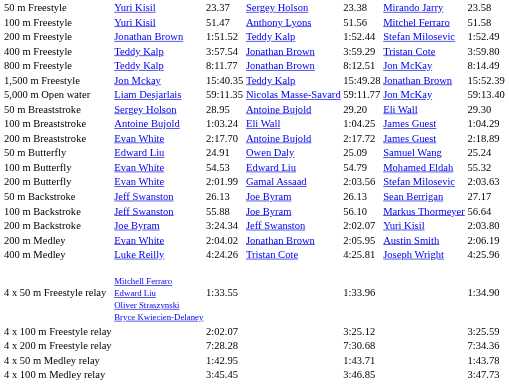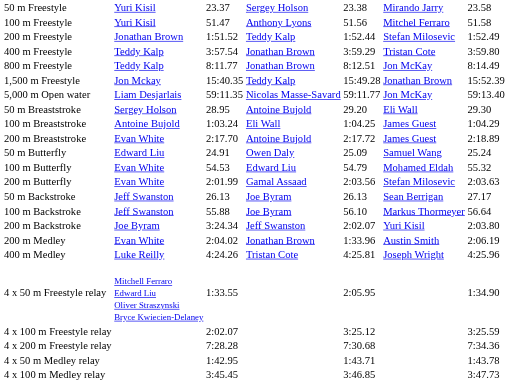(359, 240) 2:05.95 -> (359, 240) 1:33.96
(359, 293) 1:33.96 -> (359, 293) 2:05.95
